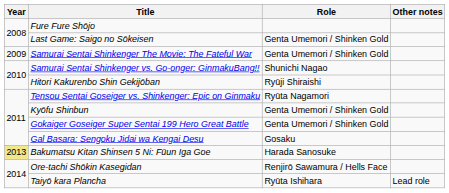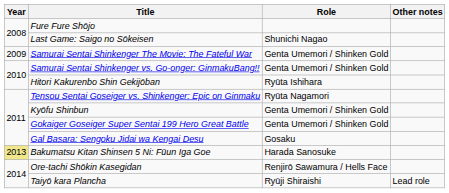(326, 40) Genta Umemori / Shinken Gold -> (296, 40) Shunichi Nagao
(296, 68) Shunichi Nagao -> (326, 68) Genta Umemori / Shinken Gold
(293, 82) Ryūji Shiraishi -> (293, 82) Ryūta Ishihara
(293, 181) Ryūta Ishihara -> (293, 181) Ryūji Shiraishi
